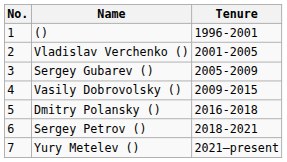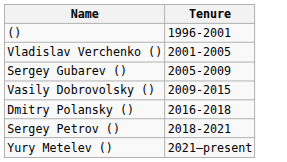- column: (18, 14)
